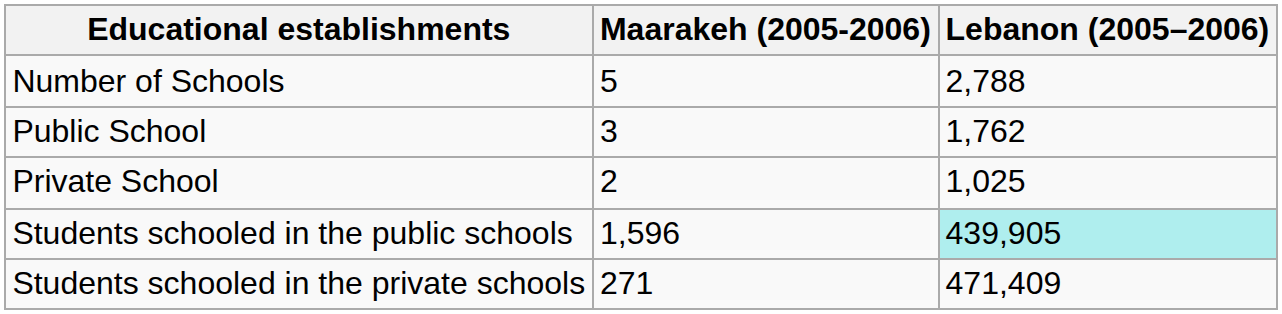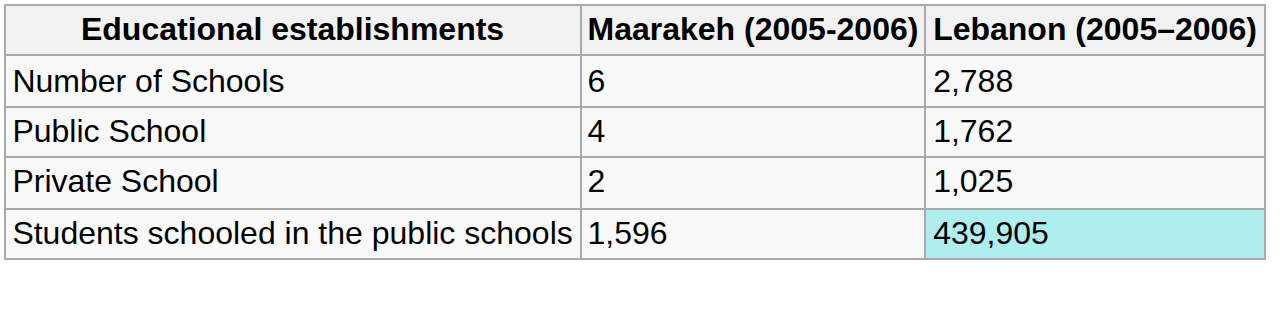(609, 80) 5 -> (596, 80) 6
(609, 131) 3 -> (596, 131) 4
- row: (299, 283)
